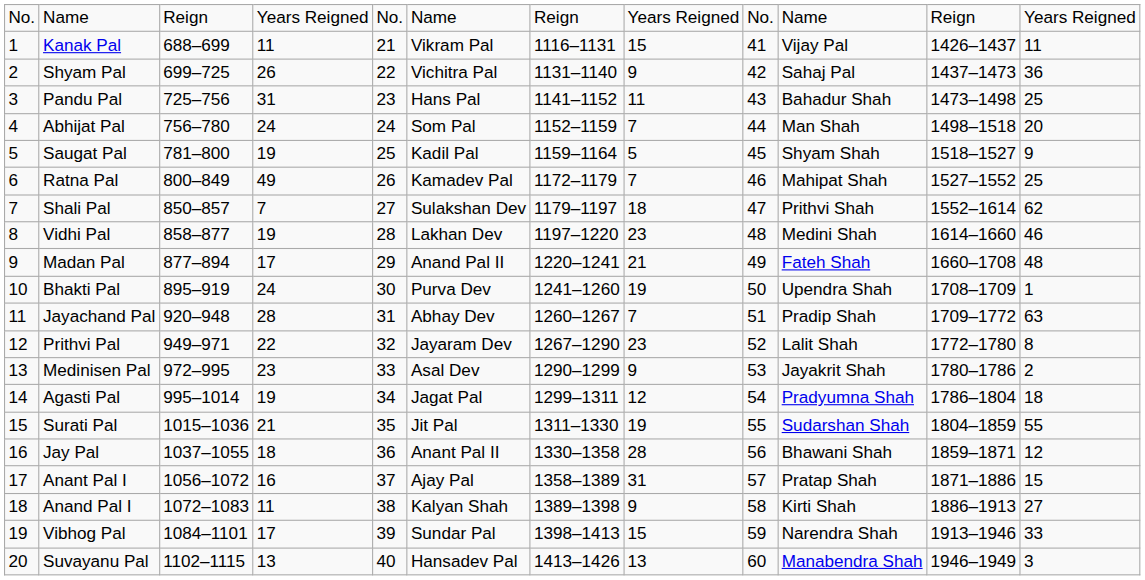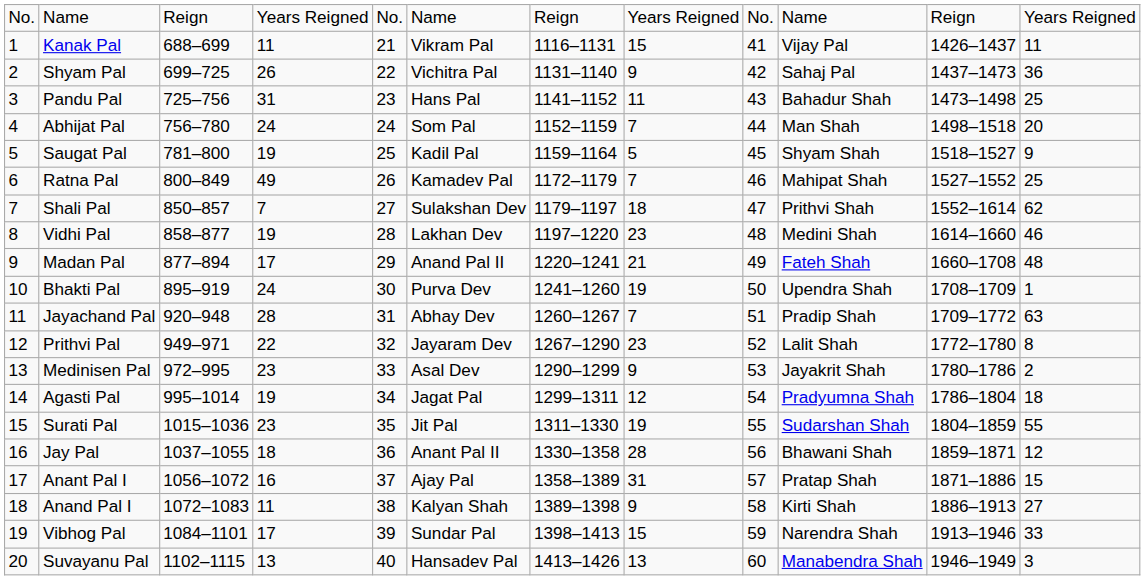(266, 425) 21 -> (266, 425) 23
